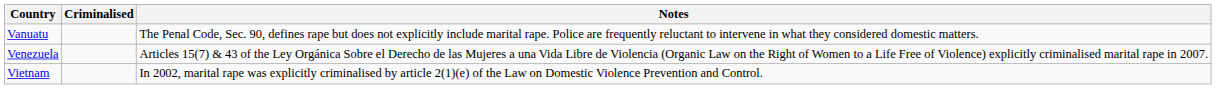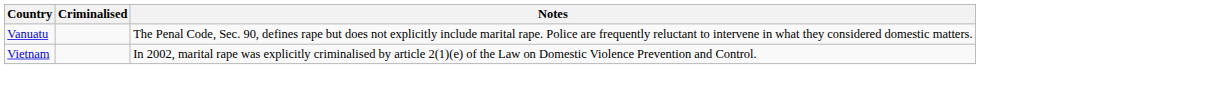- row: (33, 53)
